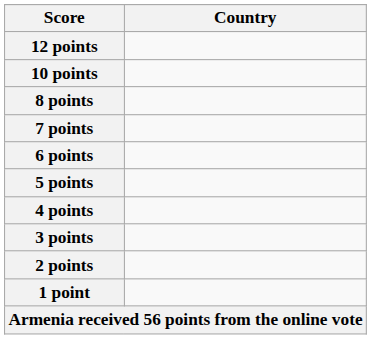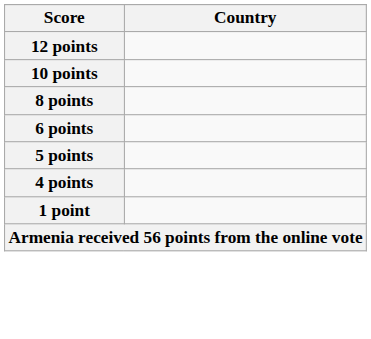- row: (64, 127)
- row: (64, 237)
- row: (64, 264)
